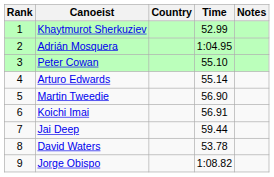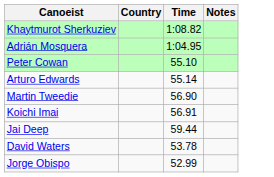- column: (20, 12)
(214, 29) 52.99 -> (184, 29) 1:08.82
(214, 163) 1:08.82 -> (184, 163) 52.99
